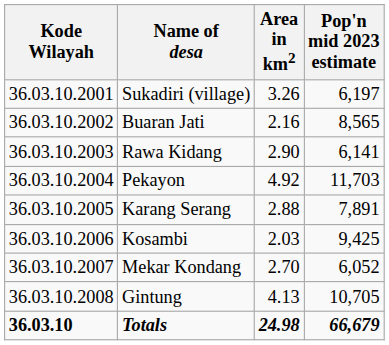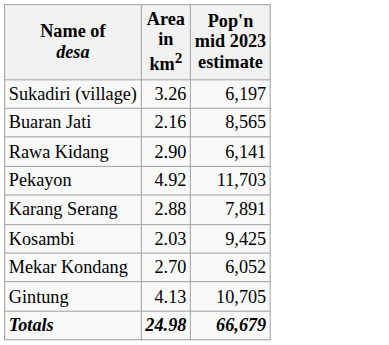- column: (61, 41)
